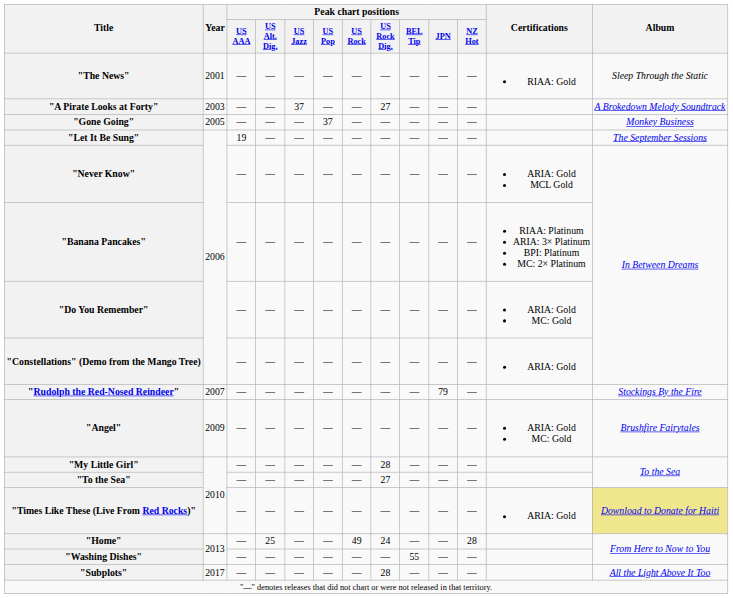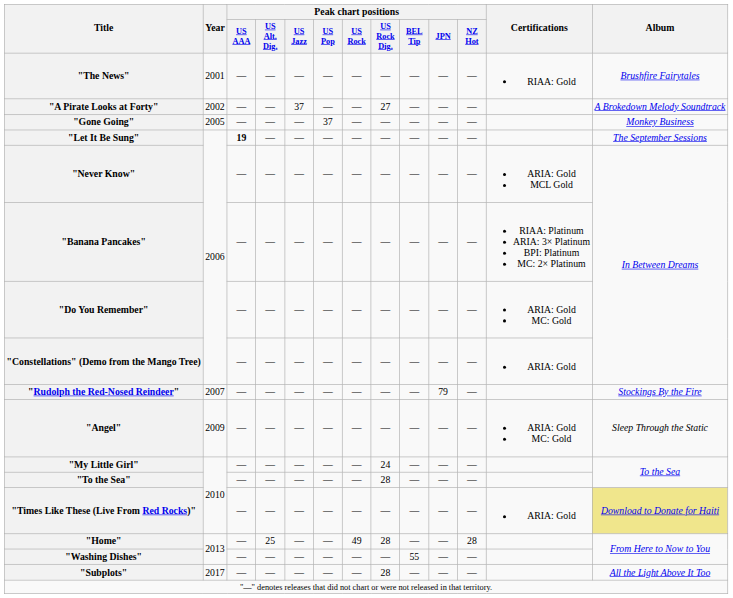(660, 76) Sleep Through the Static -> (660, 76) Brushfire Fairytales
(215, 106) 2003 -> (215, 106) 2002
(241, 137) normal -> (241, 137) bold
(660, 428) Brushfire Fairytales -> (660, 428) Sleep Through the Static
(385, 464) 28 -> (385, 464) 24
(385, 480) 27 -> (385, 480) 28
(385, 541) 24 -> (385, 541) 28
